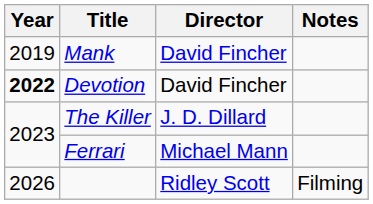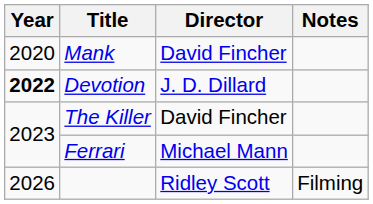(32, 53) 2019 -> (32, 53) 2020
(223, 85) David Fincher -> (213, 85) J. D. Dillard
(213, 118) J. D. Dillard -> (223, 118) David Fincher
